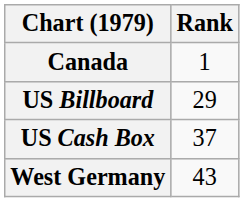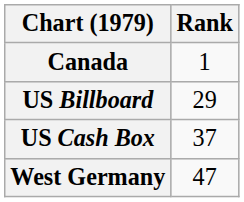(205, 176) 43 -> (205, 176) 47
